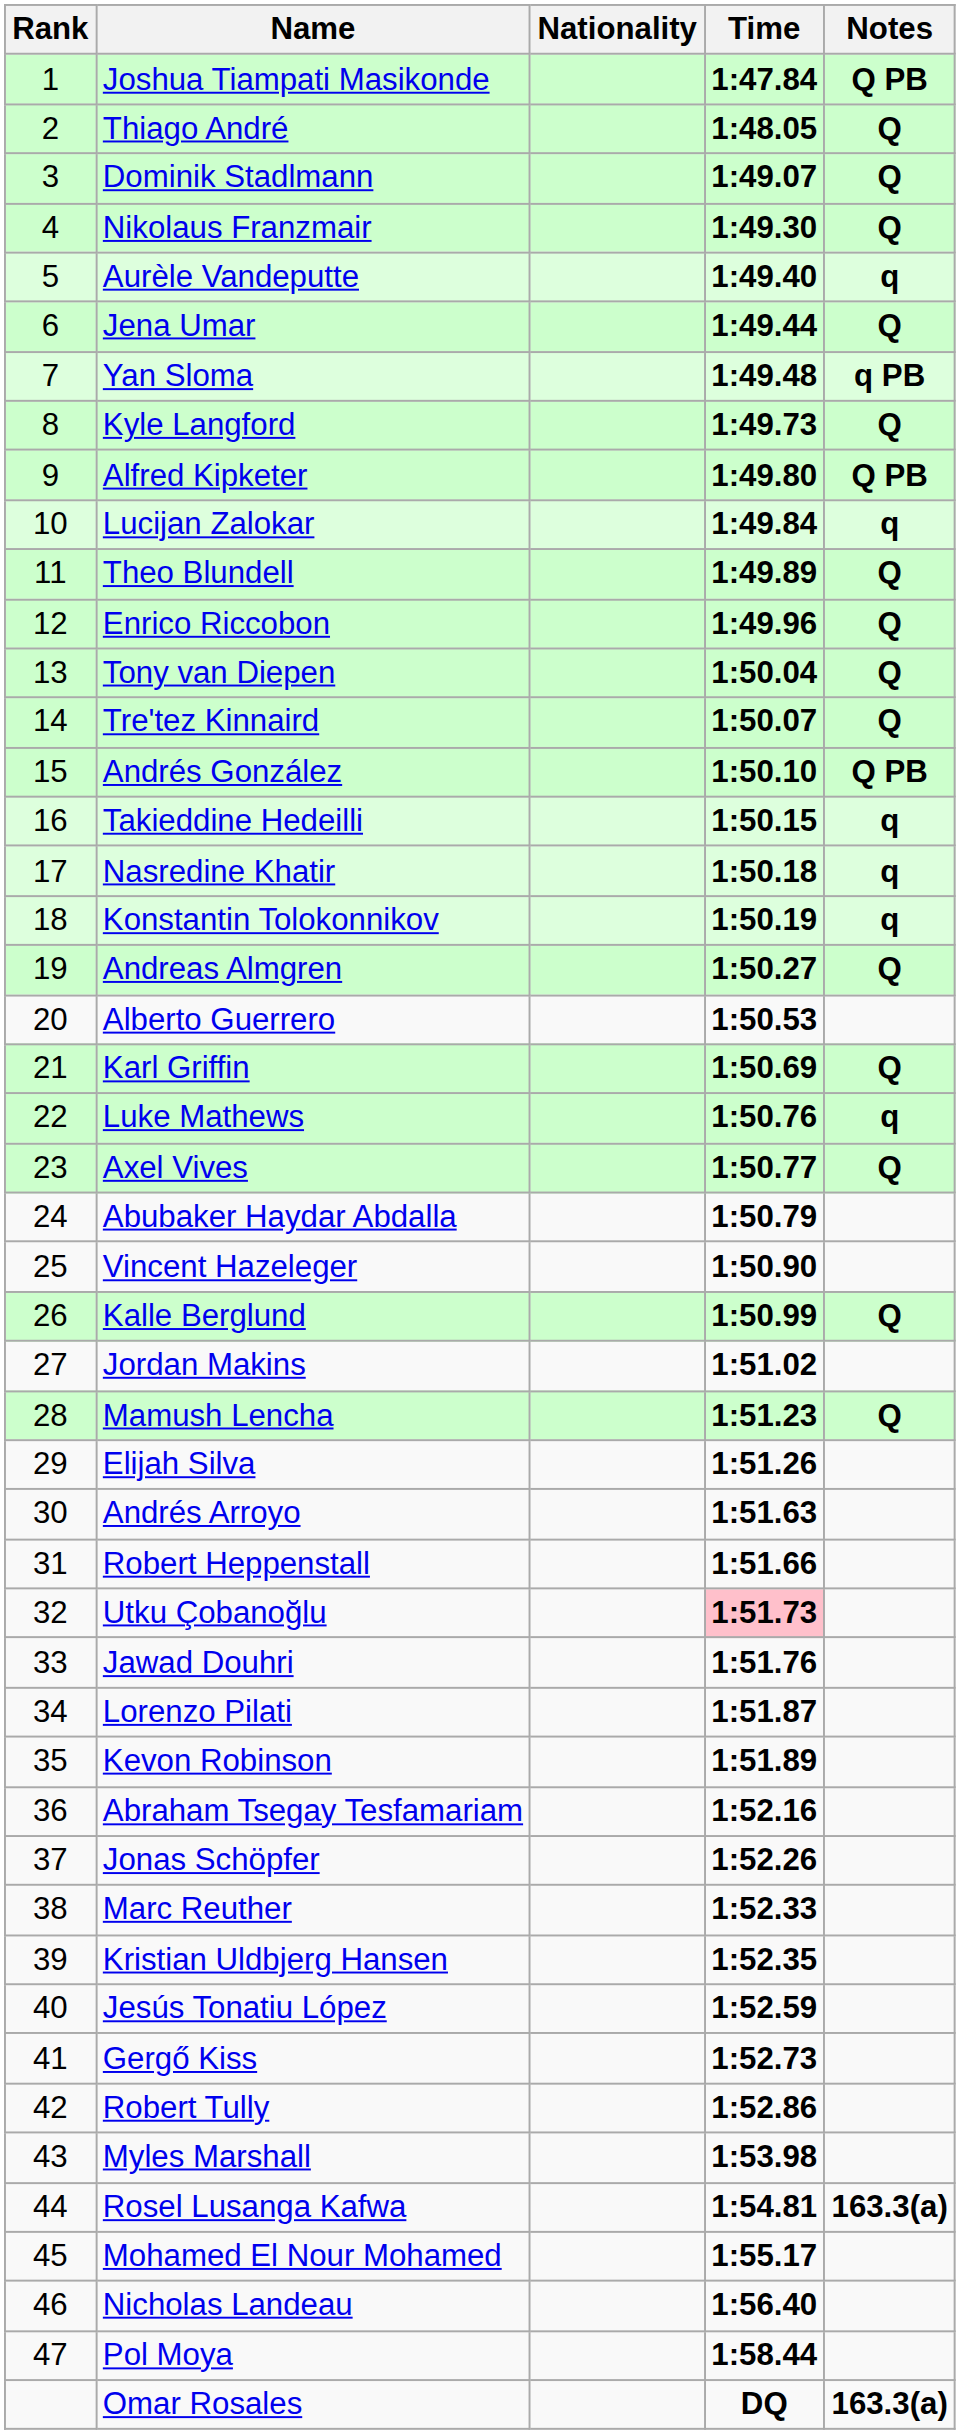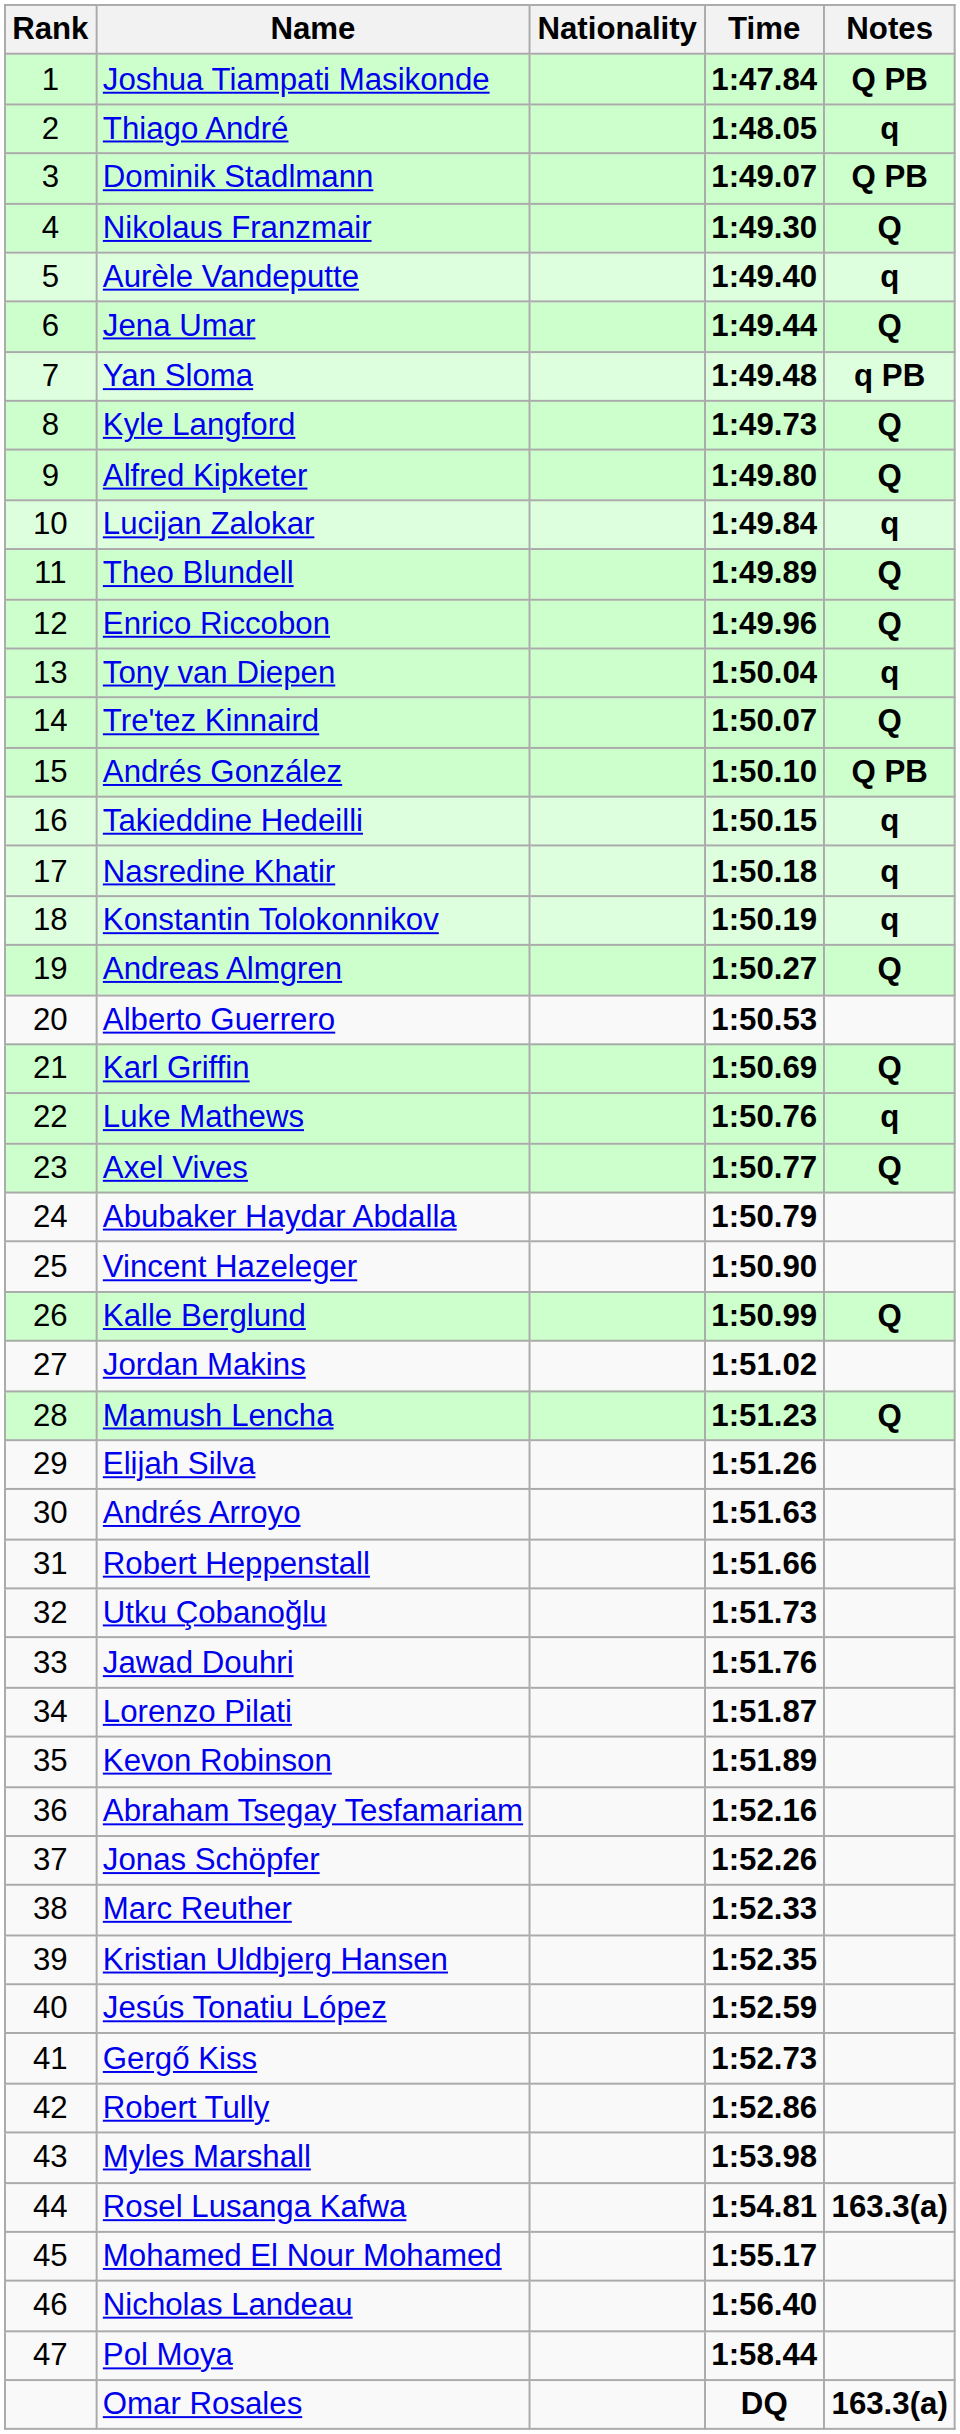(890, 128) Q -> (890, 128) q
(890, 177) Q -> (890, 177) Q PB
(890, 474) Q PB -> (890, 474) Q
(890, 672) Q -> (890, 672) q
(764, 1612) pink background -> (764, 1612) no background
